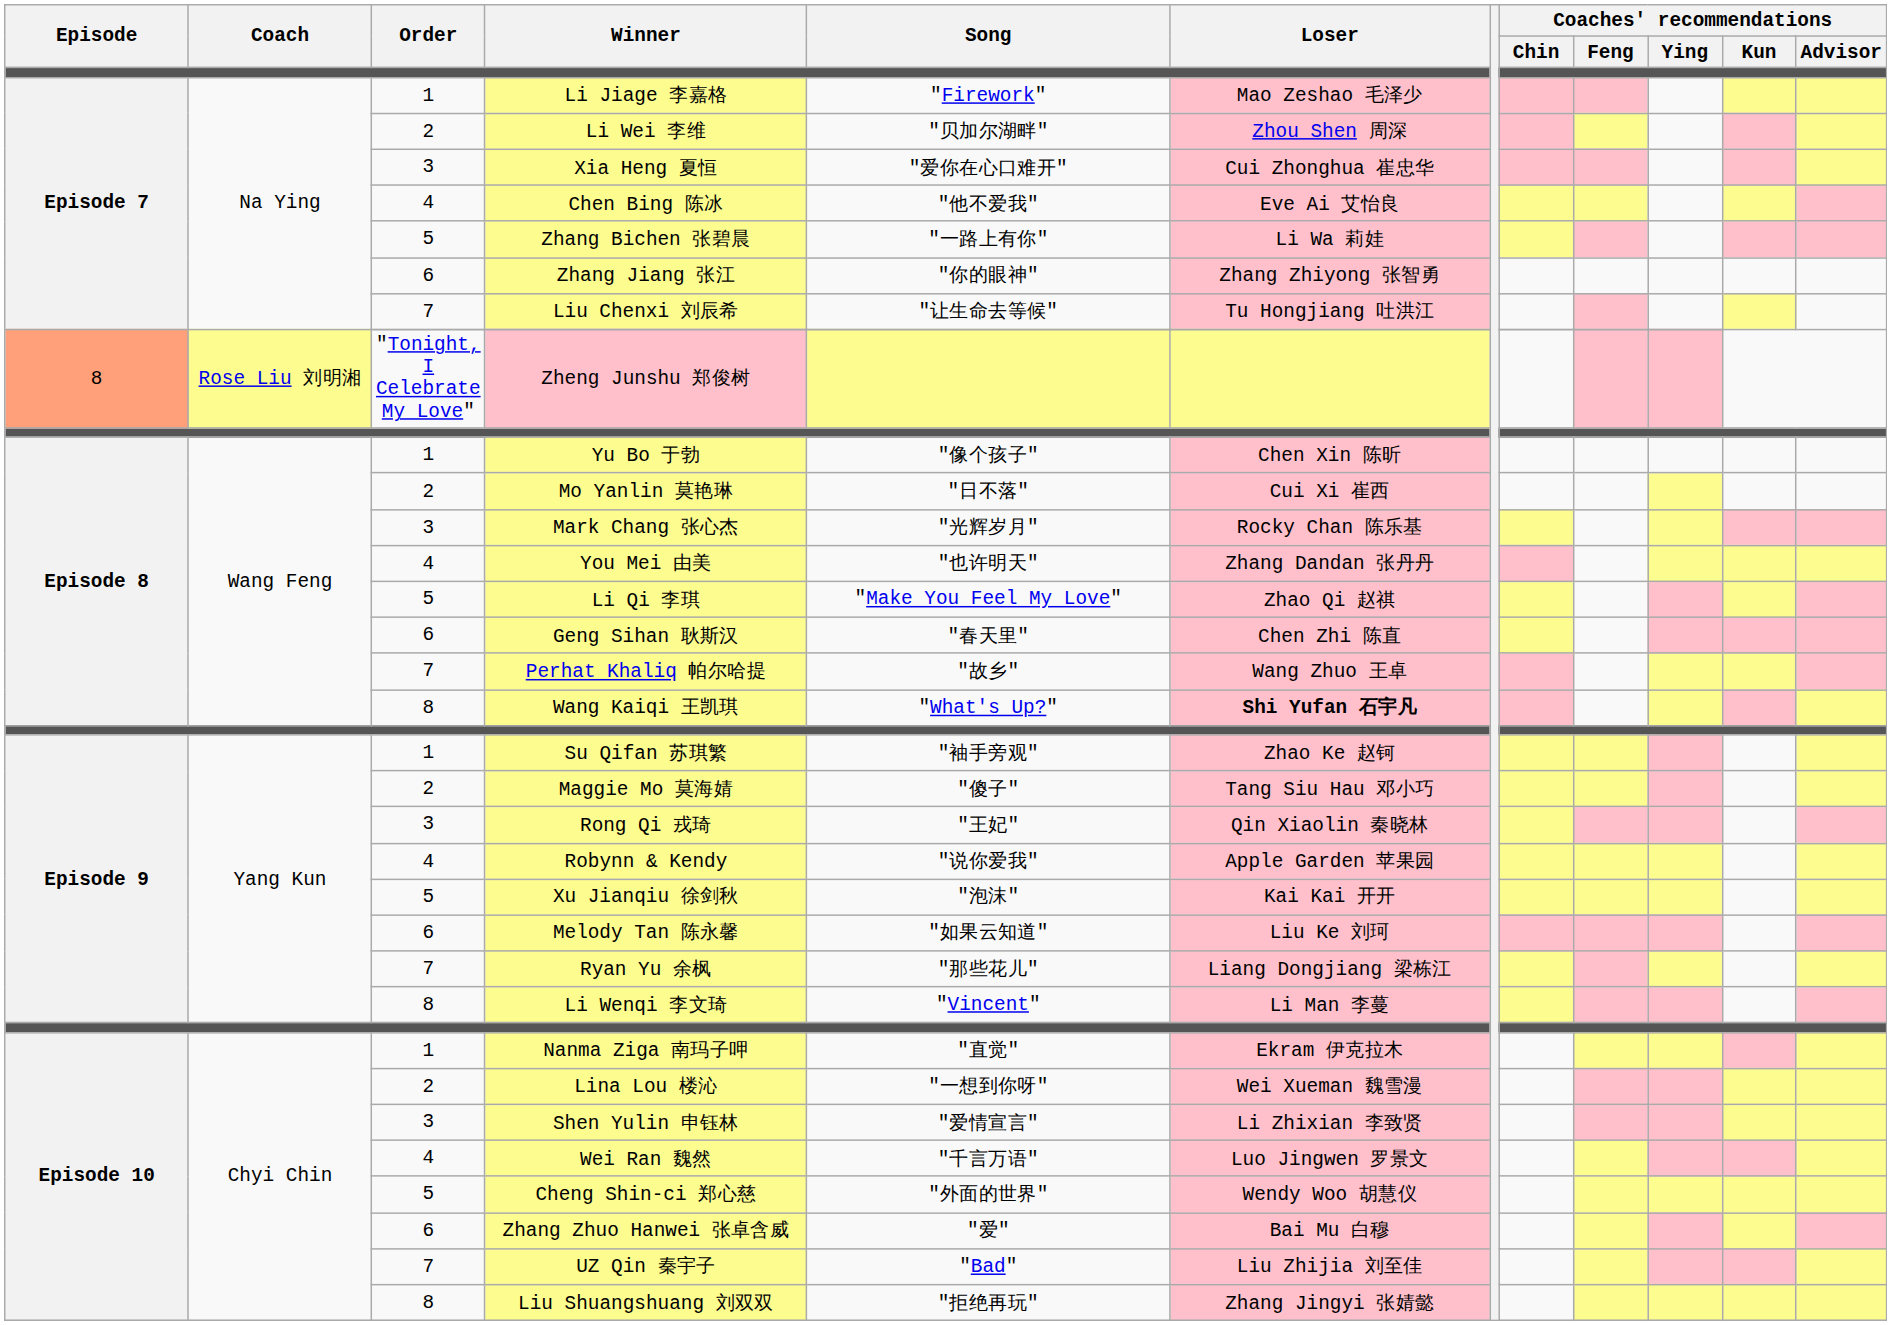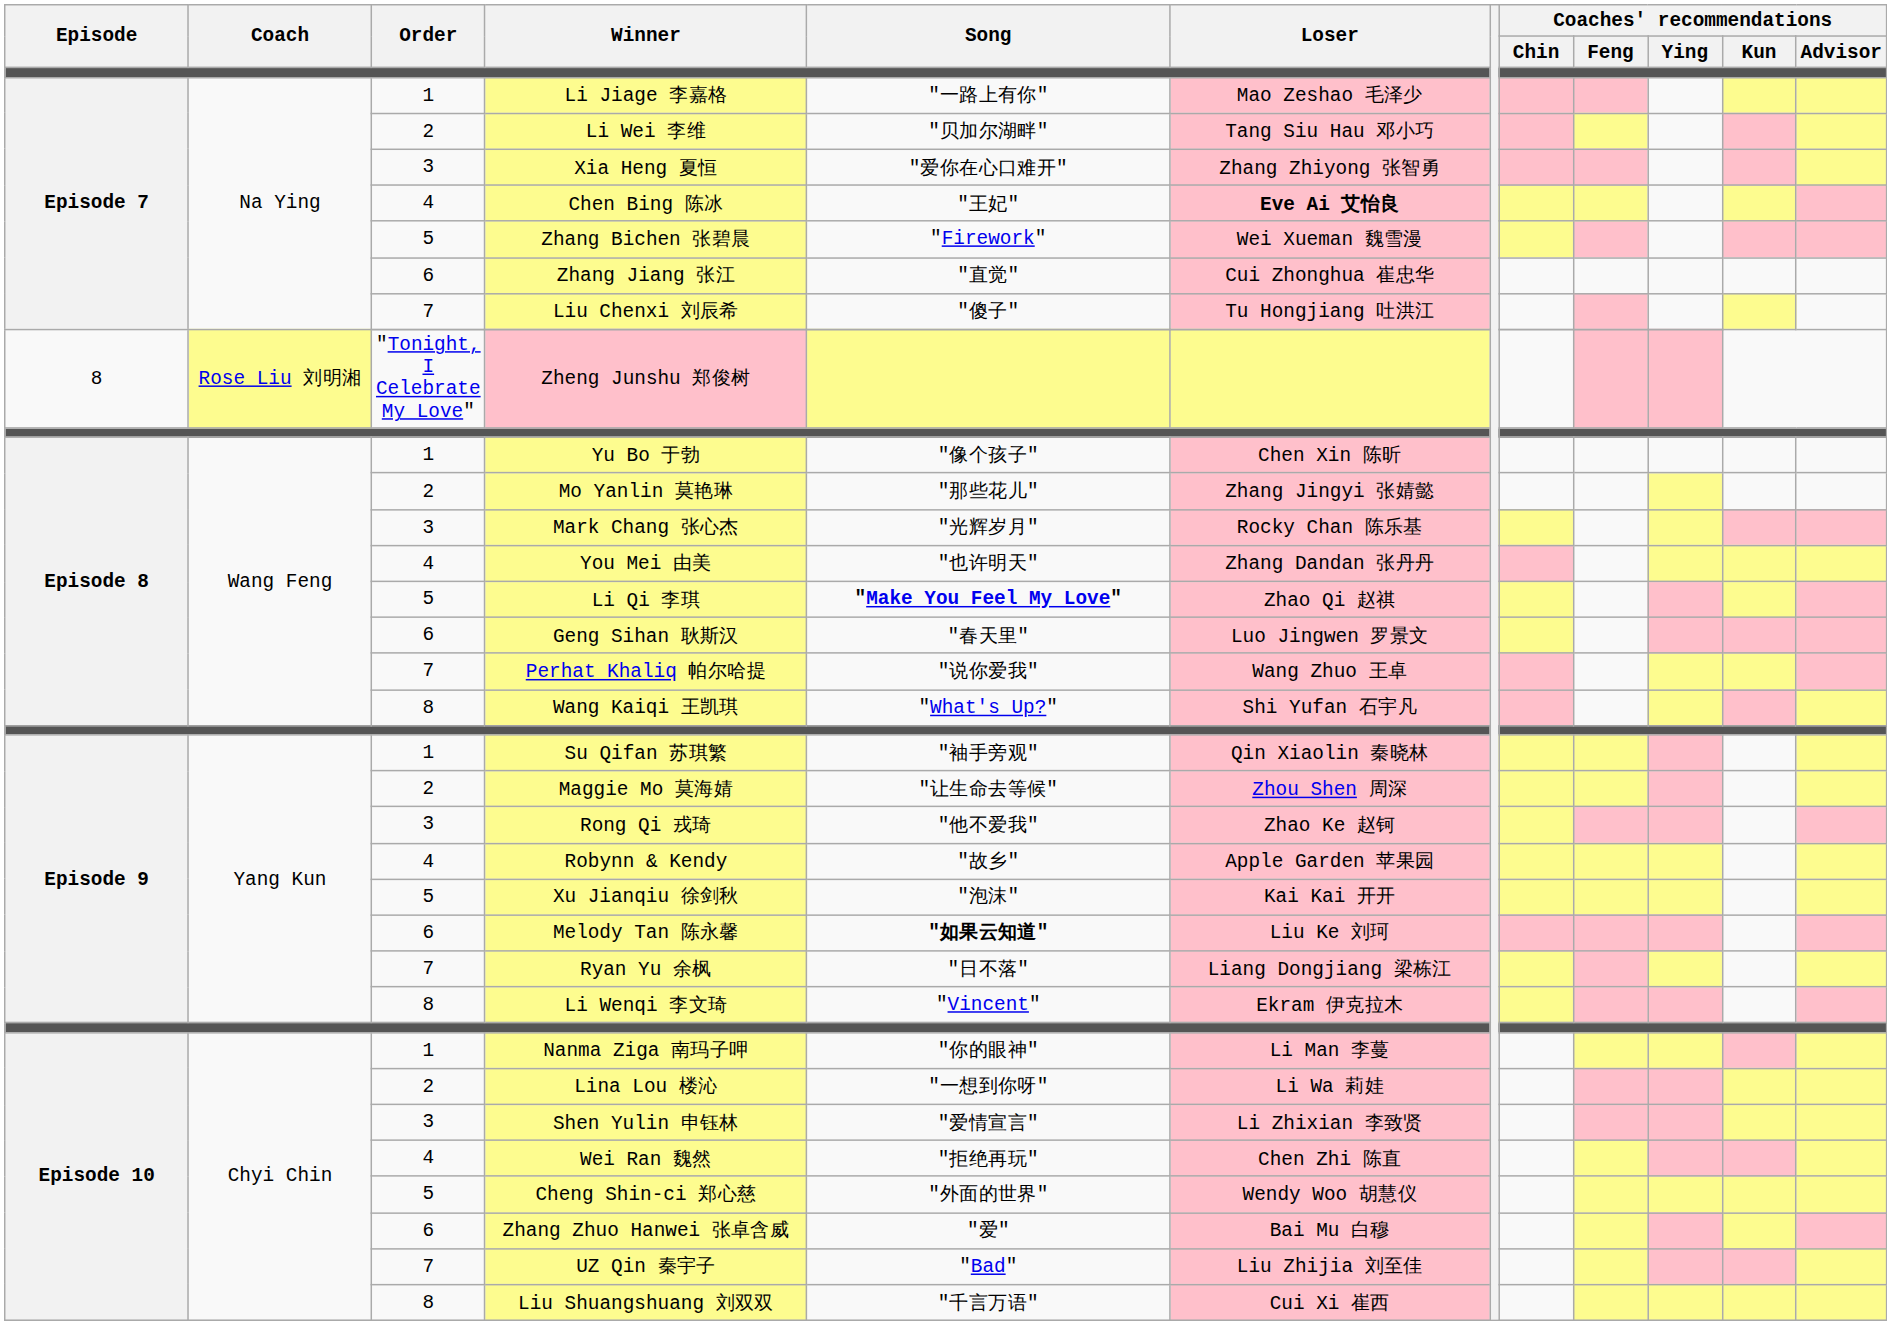(988, 95) "Firework" -> (988, 96) "一路上有你"
(1330, 132) Zhou Shen 周深 -> (1330, 132) Tang Siu Hau 邓小巧
(1330, 168) Cui Zhonghua 崔忠华 -> (1330, 168) Zhang Zhiyong 张智勇
(988, 204) "他不爱我" -> (988, 204) "王妃"
(1330, 204) normal -> (1330, 204) bold
(988, 240) "一路上有你" -> (988, 239) "Firework"
(1330, 240) Li Wa 莉娃 -> (1330, 240) Wei Xueman 魏雪漫
(988, 276) "你的眼神" -> (988, 276) "直觉"
(1330, 276) Zhang Zhiyong 张智勇 -> (1330, 276) Cui Zhonghua 崔忠华
(988, 312) "让生命去等候" -> (988, 312) "傻子"
(97, 379) lightsalmon background -> (97, 379) no background
(988, 492) "日不落" -> (988, 492) "那些花儿"
(1330, 492) Cui Xi 崔西 -> (1330, 492) Zhang Jingyi 张婧懿
(988, 599) normal -> (988, 599) bold
(1330, 636) Chen Zhi 陈直 -> (1330, 636) Luo Jingwen 罗景文
(988, 672) "故乡" -> (988, 672) "说你爱我"
(1330, 708) bold -> (1330, 708) normal
(1330, 754) Zhao Ke 赵钶 -> (1330, 754) Qin Xiaolin 秦晓林
(988, 790) "傻子" -> (988, 790) "让生命去等候"
(1330, 790) Tang Siu Hau 邓小巧 -> (1330, 790) Zhou Shen 周深
(988, 826) "王妃" -> (988, 826) "他不爱我"
(1330, 826) Qin Xiaolin 秦晓林 -> (1330, 826) Zhao Ke 赵钶
(988, 862) "说你爱我" -> (988, 862) "故乡"
(988, 934) normal -> (988, 934) bold
(988, 970) "那些花儿" -> (988, 970) "日不落"
(1330, 1006) Li Man 李蔓 -> (1330, 1006) Ekram 伊克拉木
(988, 1051) "直觉" -> (988, 1051) "你的眼神"
(1330, 1051) Ekram 伊克拉木 -> (1330, 1051) Li Man 李蔓
(1330, 1087) Wei Xueman 魏雪漫 -> (1330, 1087) Li Wa 莉娃
(988, 1159) "千言万语" -> (988, 1159) "拒绝再玩"
(1330, 1159) Luo Jingwen 罗景文 -> (1330, 1159) Chen Zhi 陈直
(988, 1303) "拒绝再玩" -> (988, 1303) "千言万语"
(1330, 1303) Zhang Jingyi 张婧懿 -> (1330, 1303) Cui Xi 崔西
